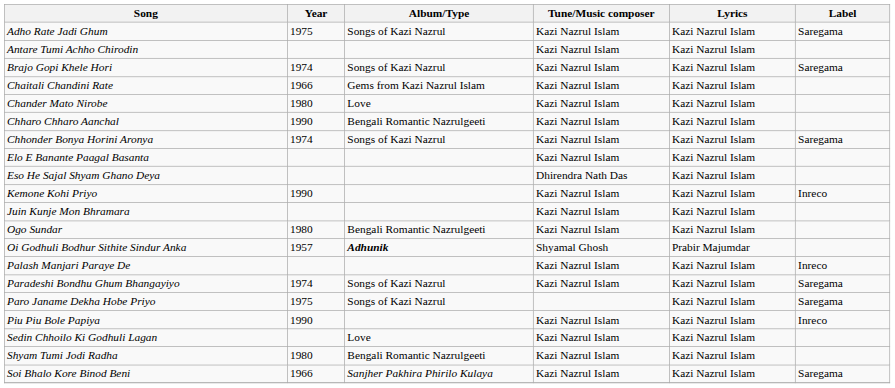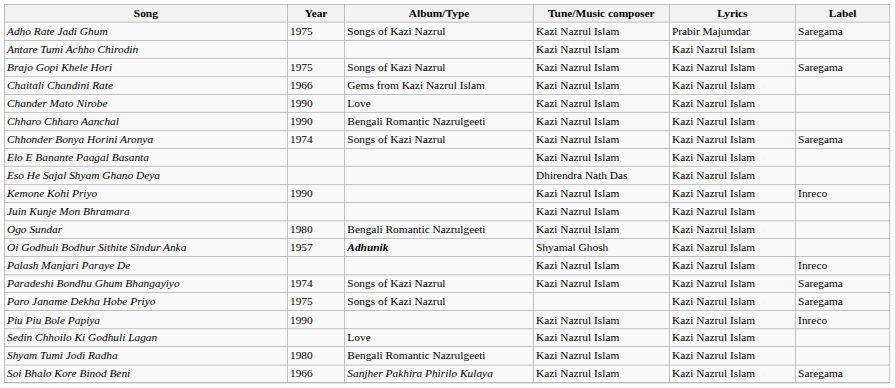(714, 31) Kazi Nazrul Islam -> (711, 31) Prabir Majumdar
(301, 67) 1974 -> (301, 67) 1975
(301, 103) 1980 -> (301, 103) 1990
(711, 247) Prabir Majumdar -> (714, 247) Kazi Nazrul Islam
